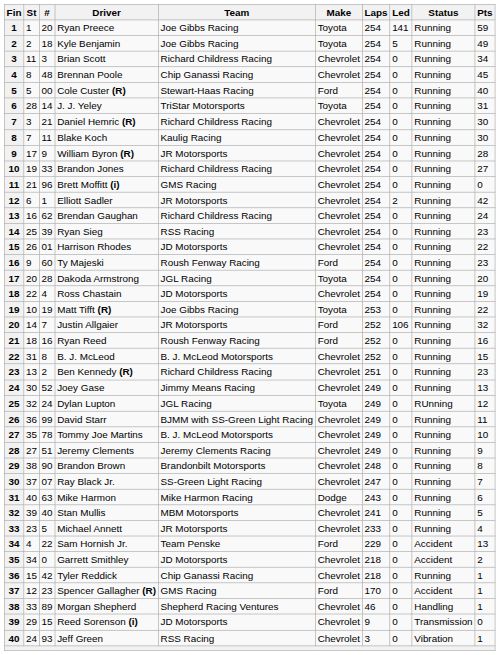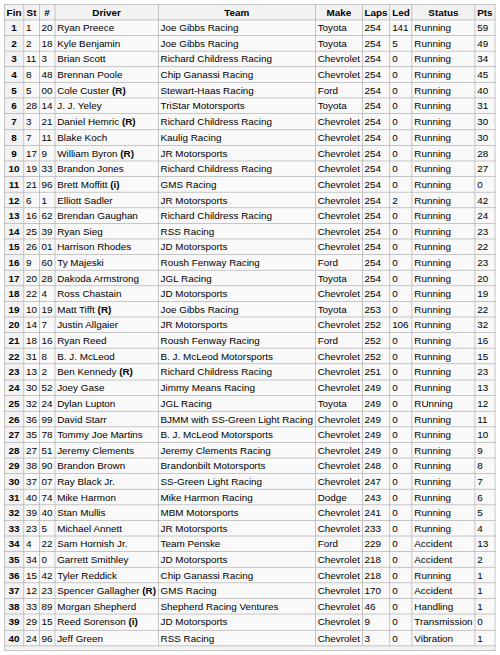(328, 325) Ford -> (339, 325) Chevrolet
(47, 497) 63 -> (47, 497) 74
(328, 591) Ford -> (339, 591) Chevrolet
(47, 638) 93 -> (47, 638) 96
